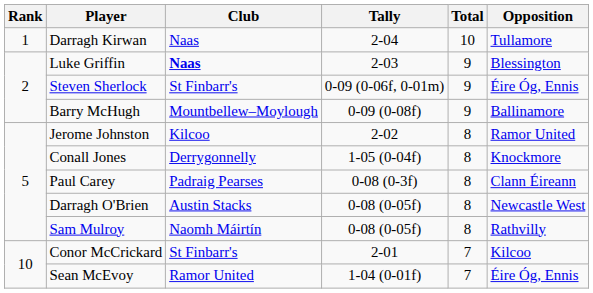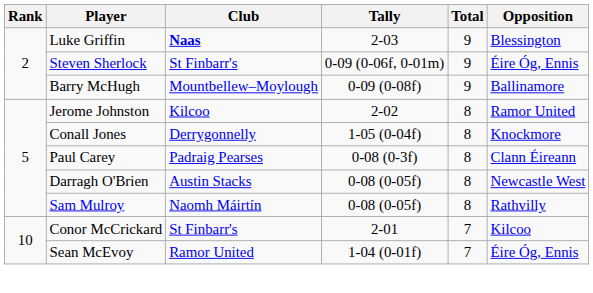- row: (98, 39)
